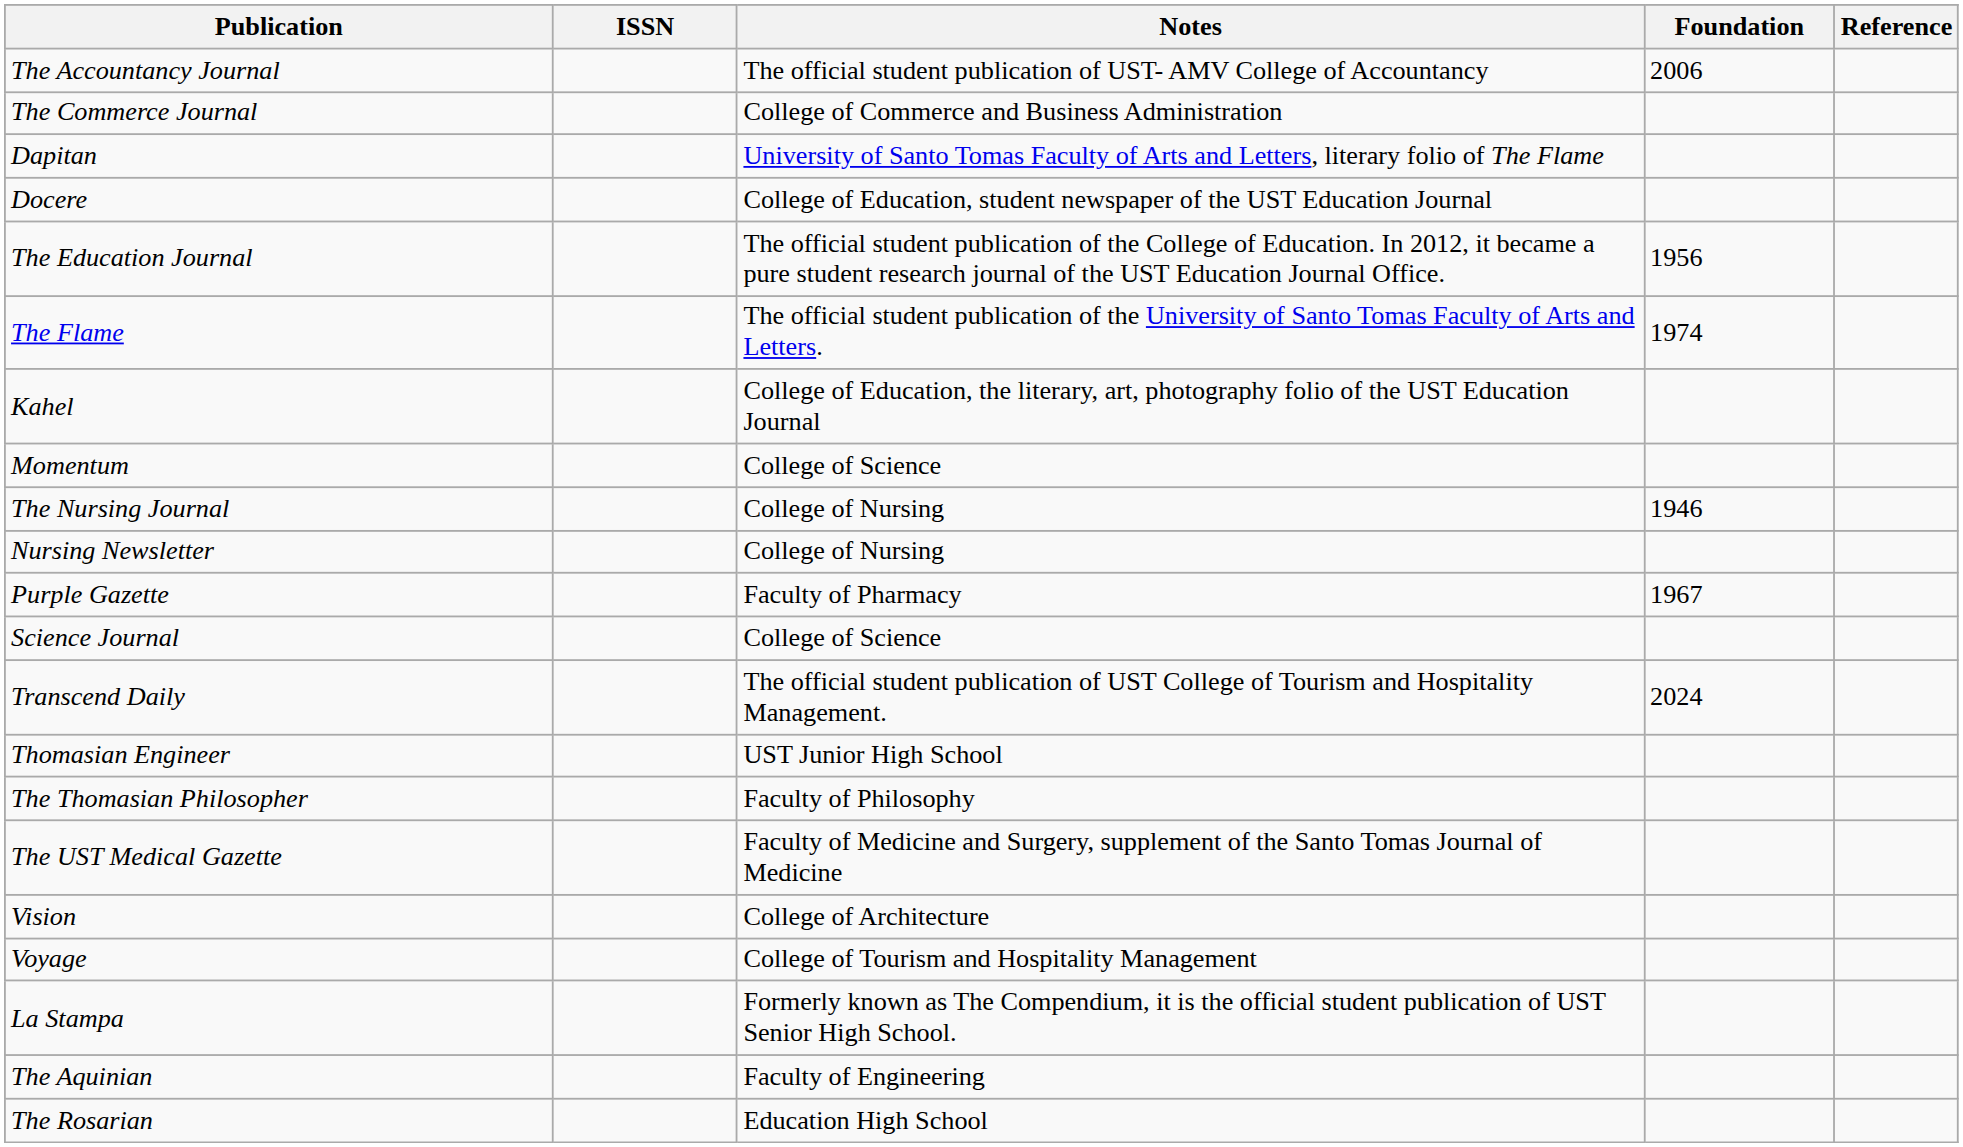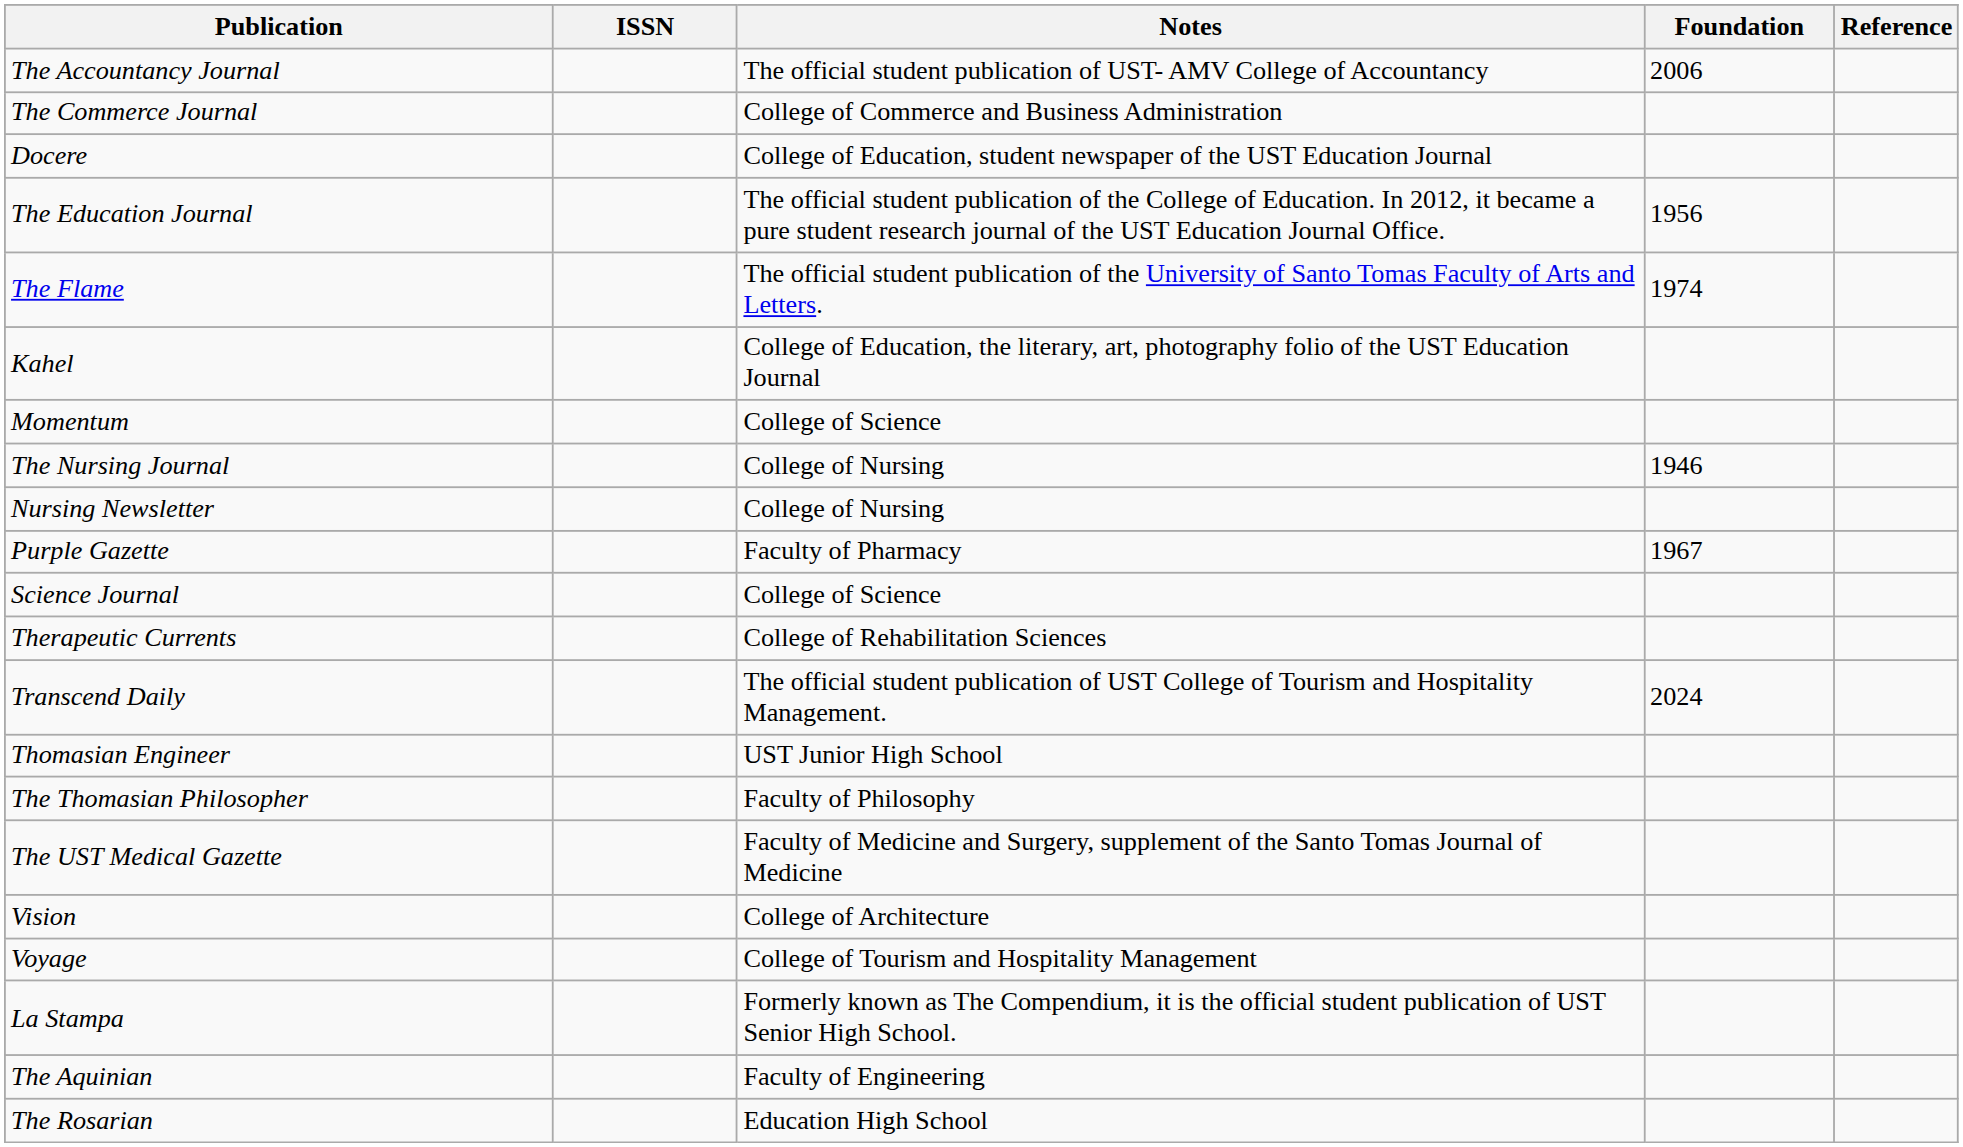- row: (54, 156)
+ row: (124, 638)
